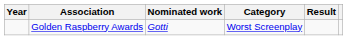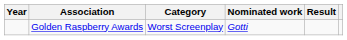columns swapped: (185, 12) <-> (264, 12)
